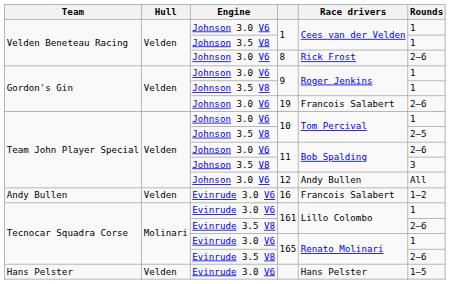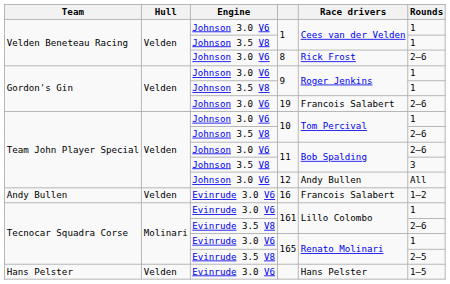(418, 134) 2–5 -> (418, 134) 2–6
(418, 257) 2–6 -> (418, 257) 2–5
